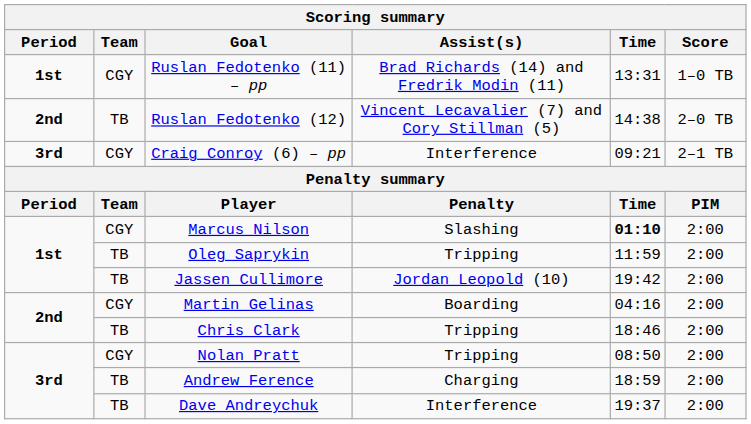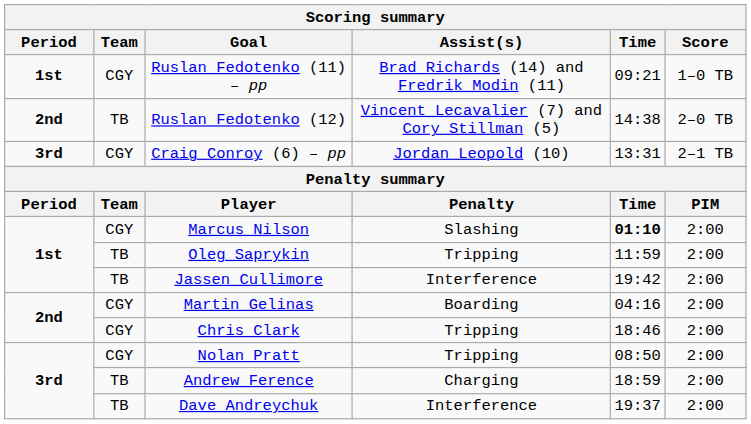(638, 77) 13:31 -> (638, 77) 09:21
(481, 154) Interference -> (481, 154) Jordan Leopold (10)
(638, 154) 09:21 -> (638, 154) 13:31
(481, 280) Jordan Leopold (10) -> (481, 280) Interference
(119, 330) TB -> (119, 330) CGY
